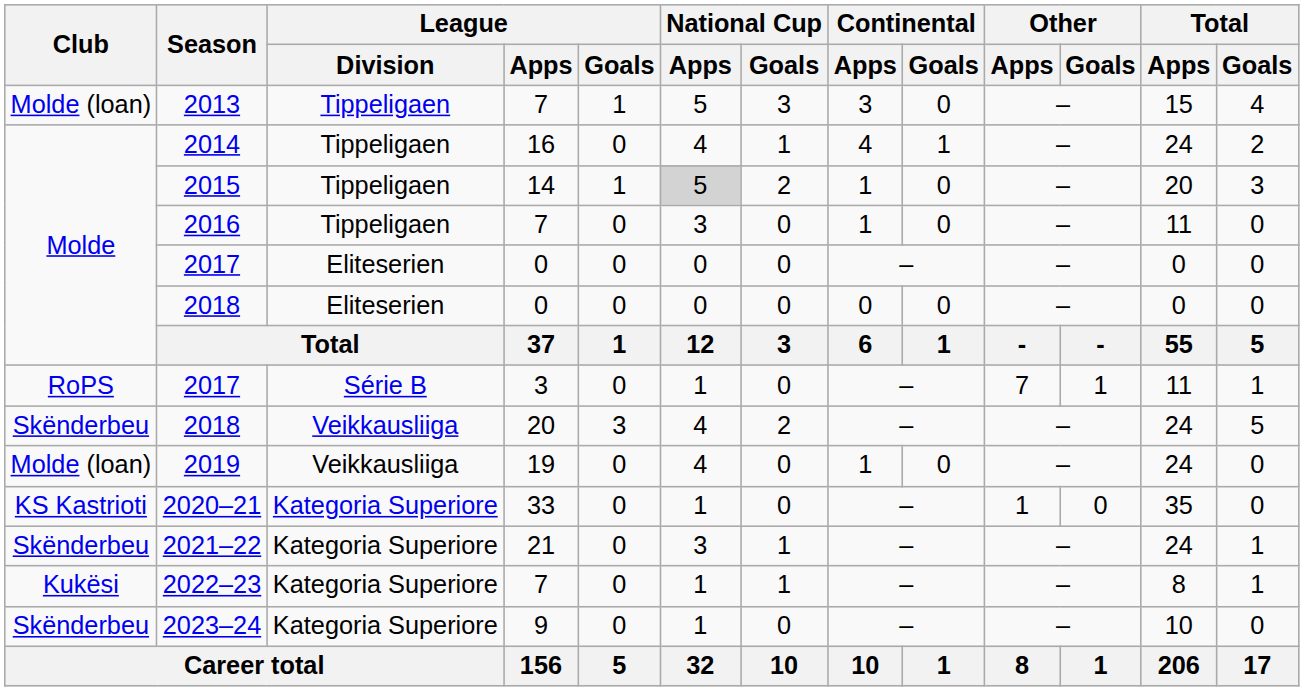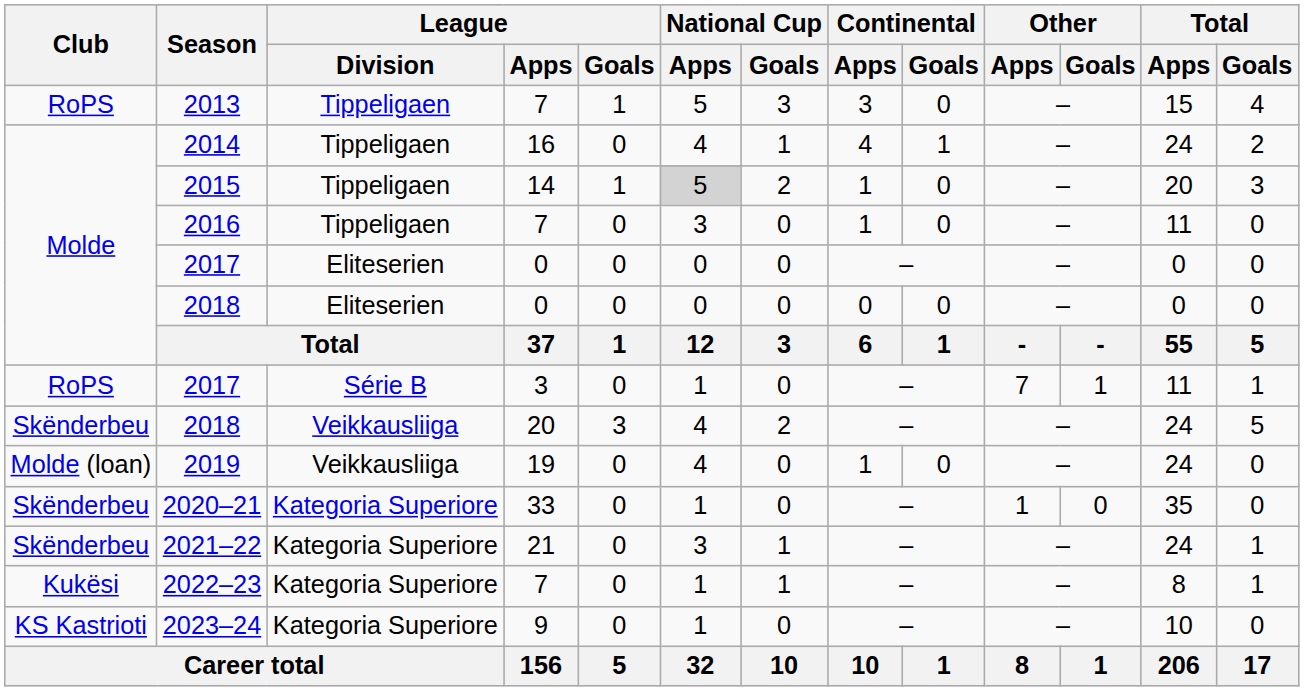(81, 104) Molde (loan) -> (81, 104) RoPS
(81, 505) KS Kastrioti -> (81, 505) Skënderbeu
(81, 625) Skënderbeu -> (81, 625) KS Kastrioti
